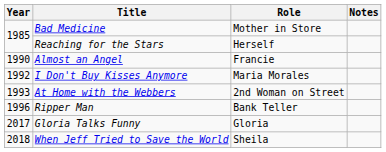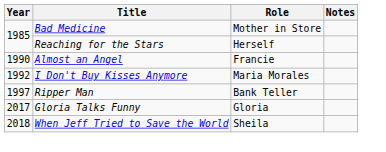- row: (105, 92)
(18, 108) 1996 -> (18, 92) 1997
